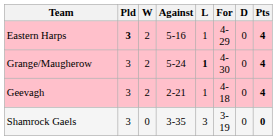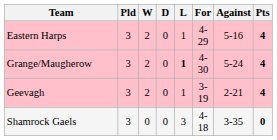columns swapped: (244, 12) <-> (176, 12)
(128, 35) bold -> (128, 35) normal
(224, 92) 4-18 -> (203, 92) 3-19
(224, 121) 3-19 -> (203, 121) 4-18
